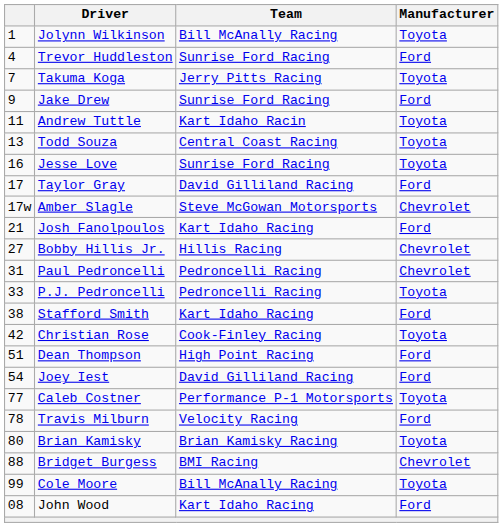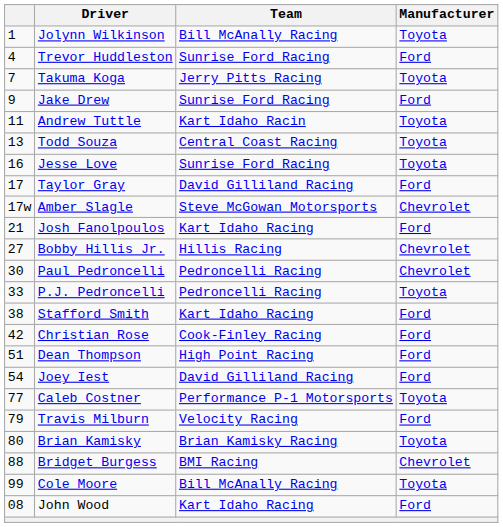(16, 272) 31 -> (16, 272) 30
(423, 336) Toyota -> (415, 336) Ford
(16, 421) 78 -> (16, 421) 79
